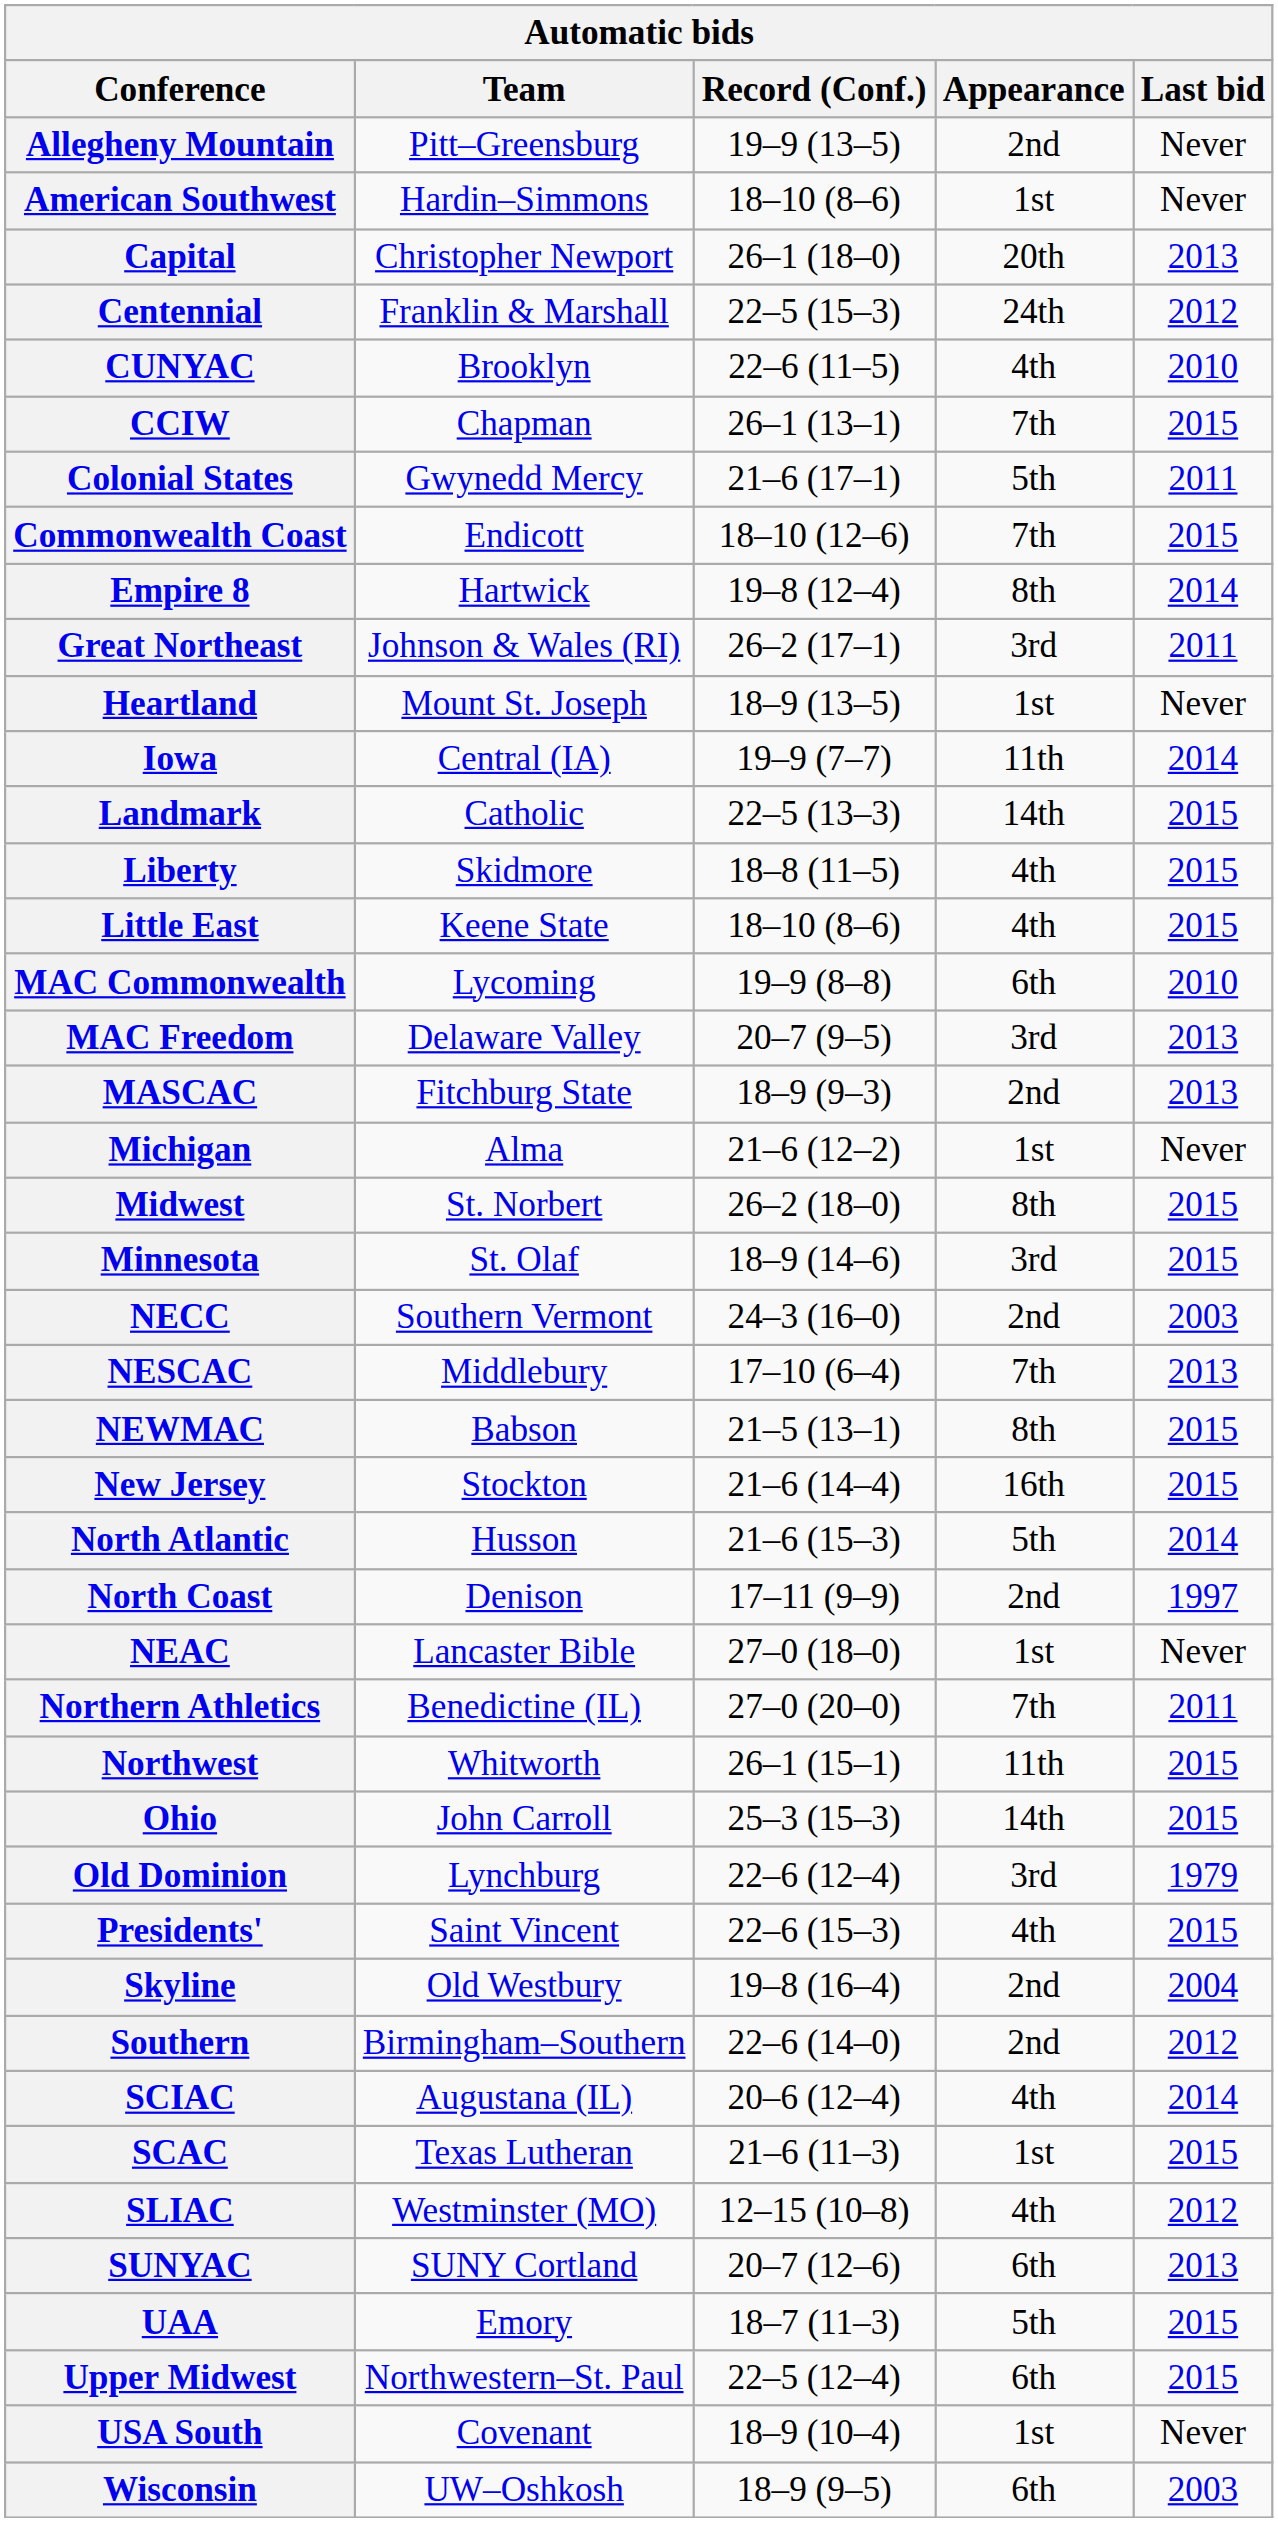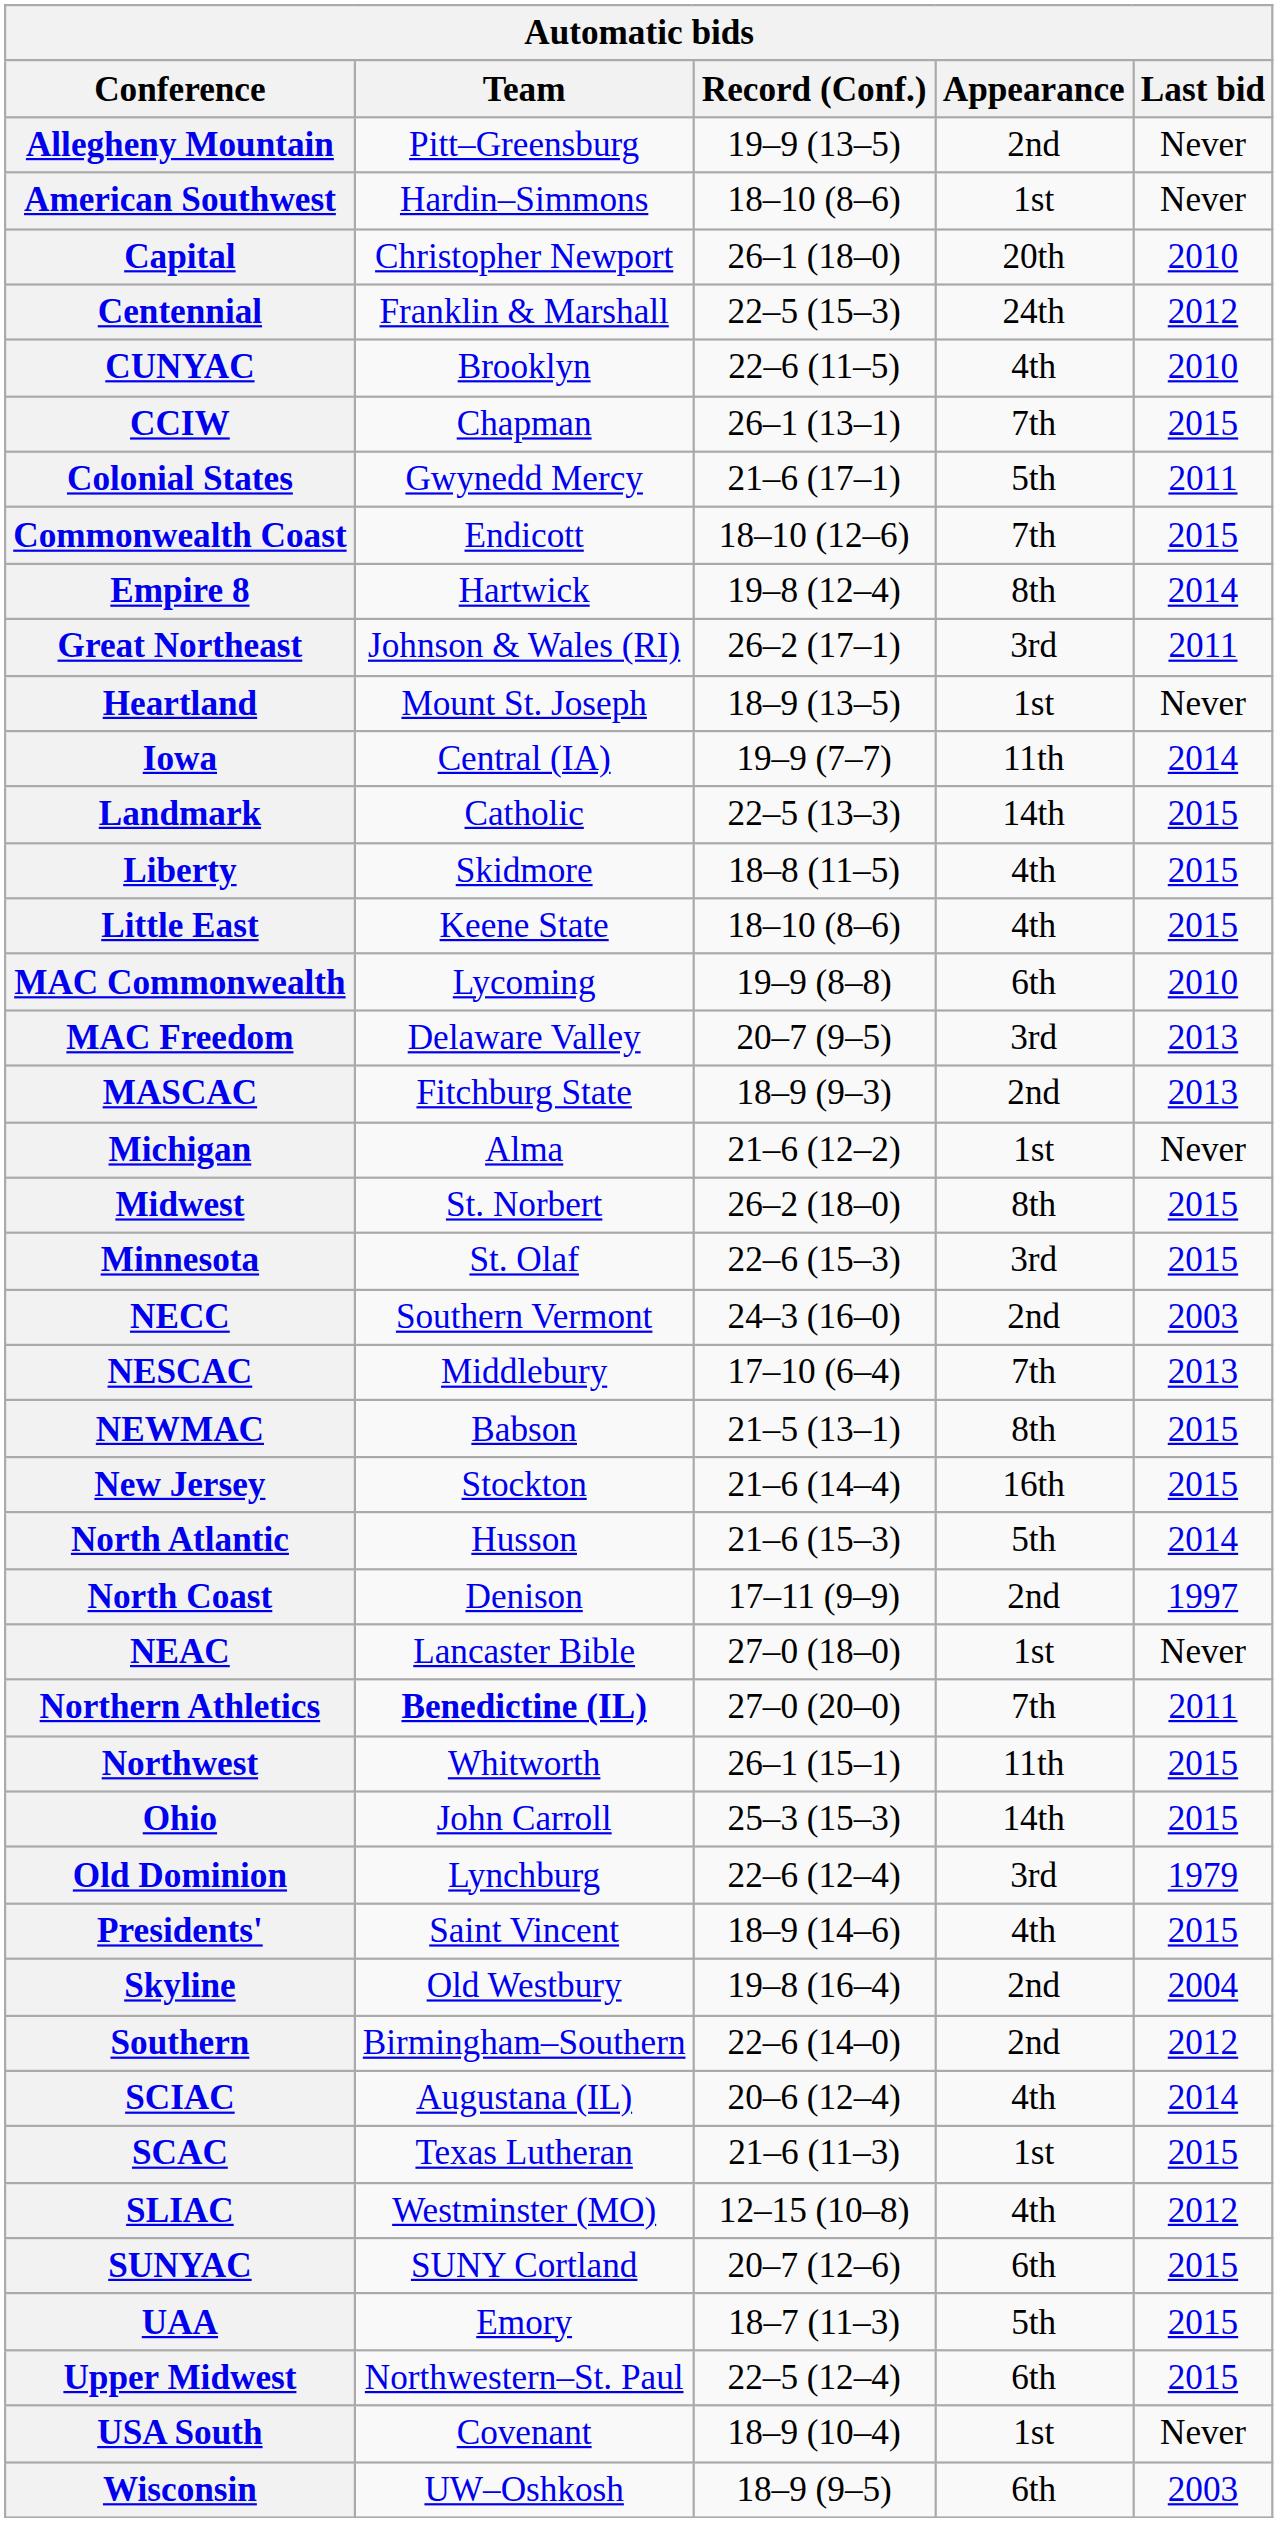(1203, 255) 2013 -> (1203, 255) 2010
(814, 1260) 18–9 (14–6) -> (814, 1260) 22–6 (15–3)
(524, 1707) normal -> (524, 1707) bold
(814, 1930) 22–6 (15–3) -> (814, 1930) 18–9 (14–6)
(1203, 2265) 2013 -> (1203, 2265) 2015
